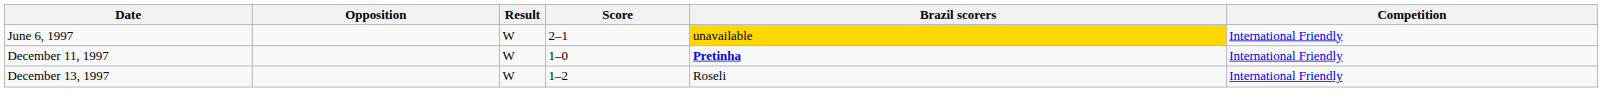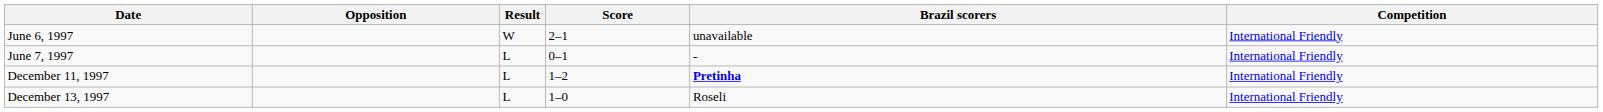(723, 35) gold background -> (723, 35) no background
+ row: (40, 55)
(509, 55) W -> (506, 76) L
(558, 55) 1–0 -> (558, 76) 1–2
(509, 76) W -> (506, 96) L
(558, 76) 1–2 -> (558, 96) 1–0
